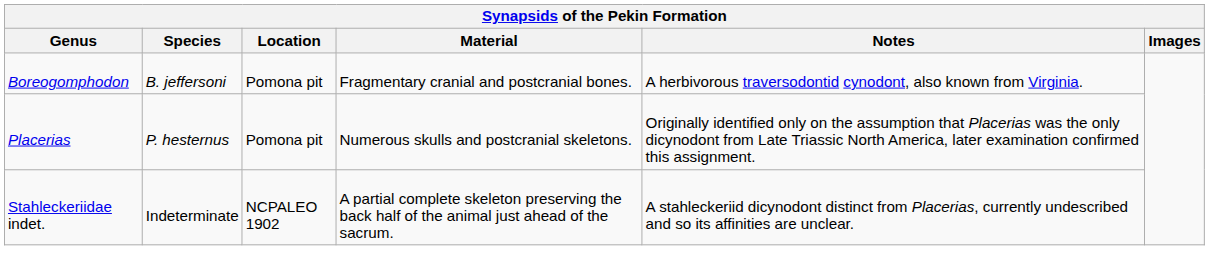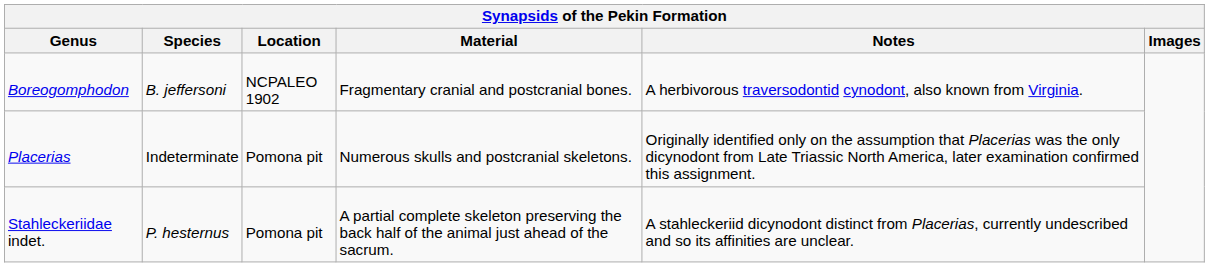(284, 81) Pomona pit -> (281, 90) NCPALEO 1902
(187, 140) P. hesternus -> (192, 157) Indeterminate
(192, 215) Indeterminate -> (187, 232) P. hesternus
(281, 215) NCPALEO 1902 -> (284, 232) Pomona pit
